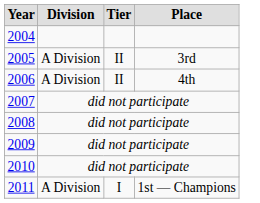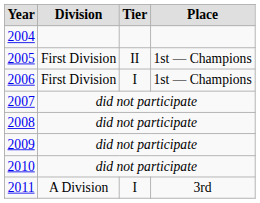(71, 58) A Division -> (79, 58) First Division
(187, 58) 3rd -> (203, 58) 1st — Champions
(71, 79) A Division -> (79, 79) First Division
(119, 79) II -> (135, 79) I
(187, 79) 4th -> (203, 79) 1st — Champions
(187, 187) 1st — Champions -> (203, 187) 3rd
